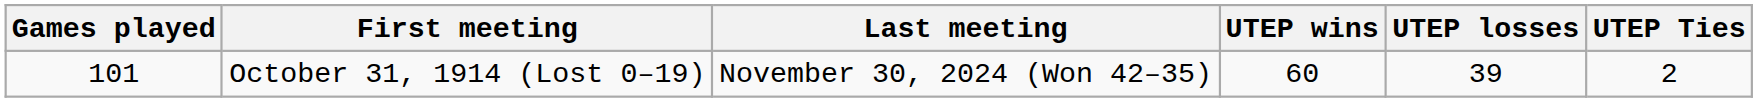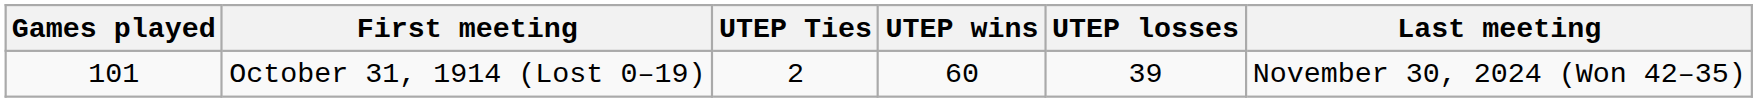columns swapped: (966, 28) <-> (1669, 28)
